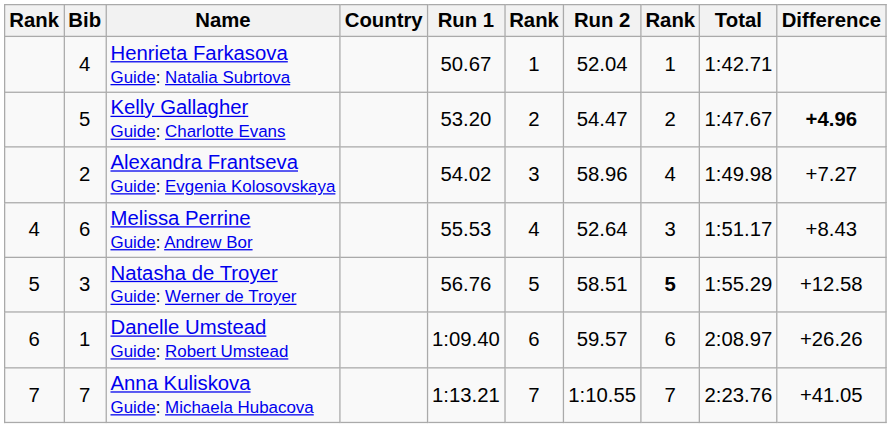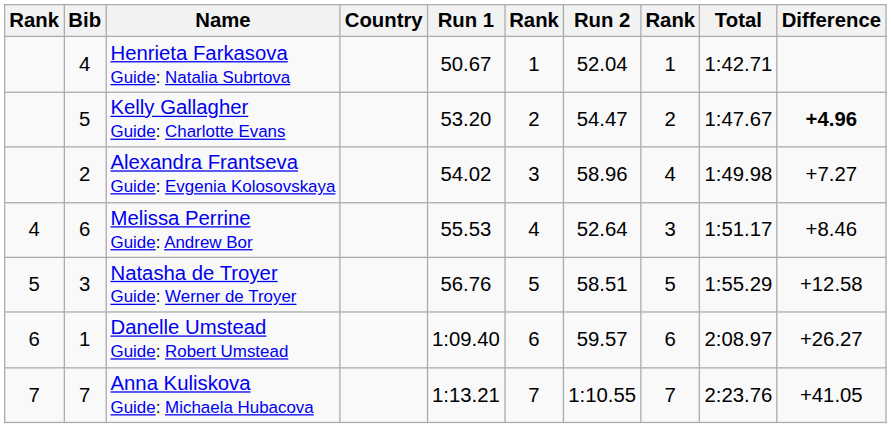(831, 229) +8.43 -> (831, 229) +8.46
(670, 284) bold -> (670, 284) normal
(831, 339) +26.26 -> (831, 339) +26.27
